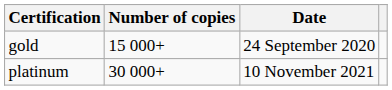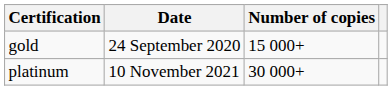columns swapped: (172, 17) <-> (309, 17)
